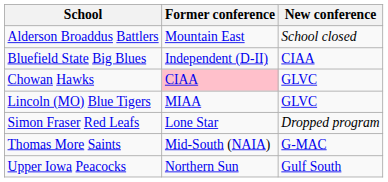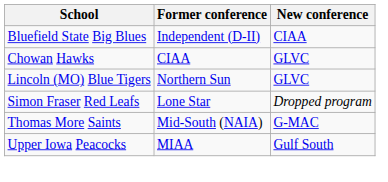- row: (83, 36)
(182, 79) pink background -> (174, 58) no background
(183, 101) MIAA -> (194, 79) Northern Sun
(202, 166) Northern Sun -> (175, 144) MIAA
